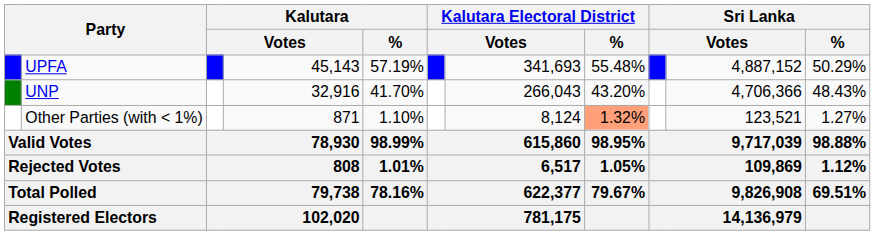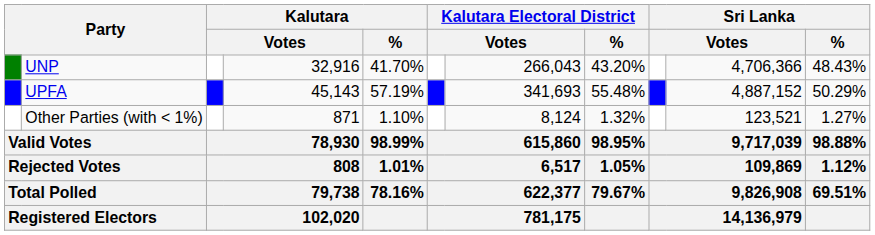rows swapped: (46, 67) <-> (42, 92)
(623, 117) lightsalmon background -> (623, 117) no background
